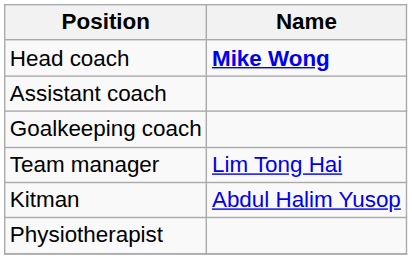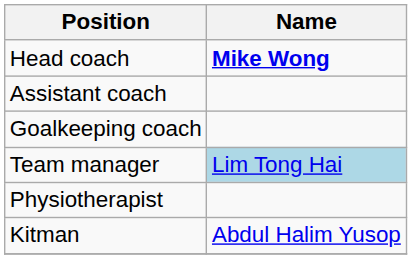(277, 164) no background -> (277, 164) lightblue background
rows swapped: (86, 235) <-> (45, 199)
